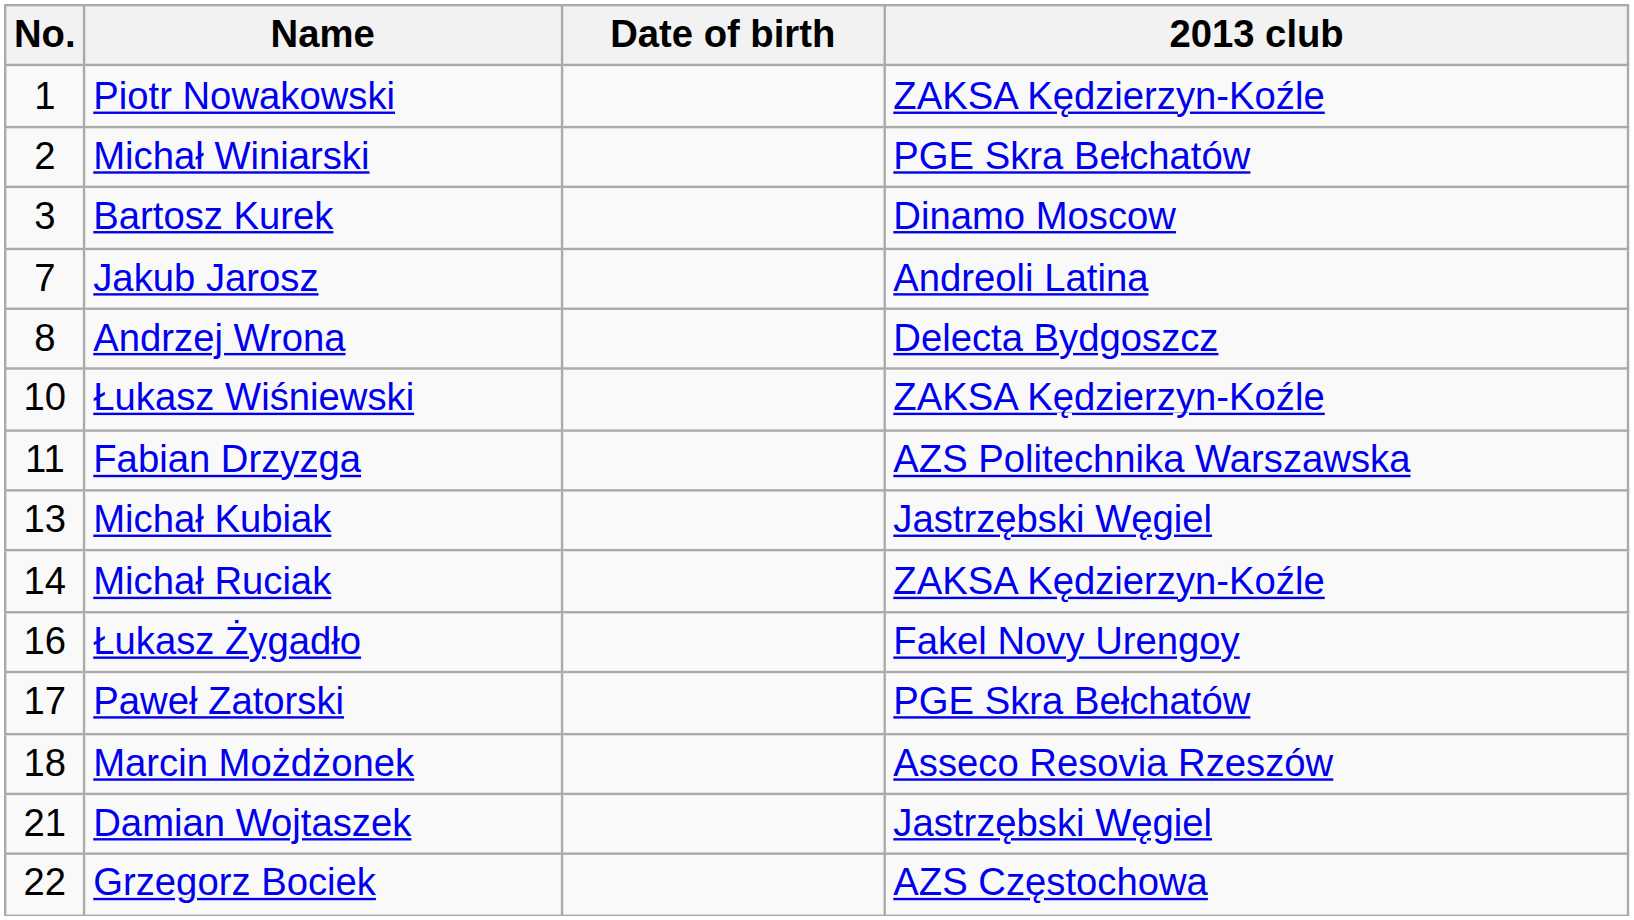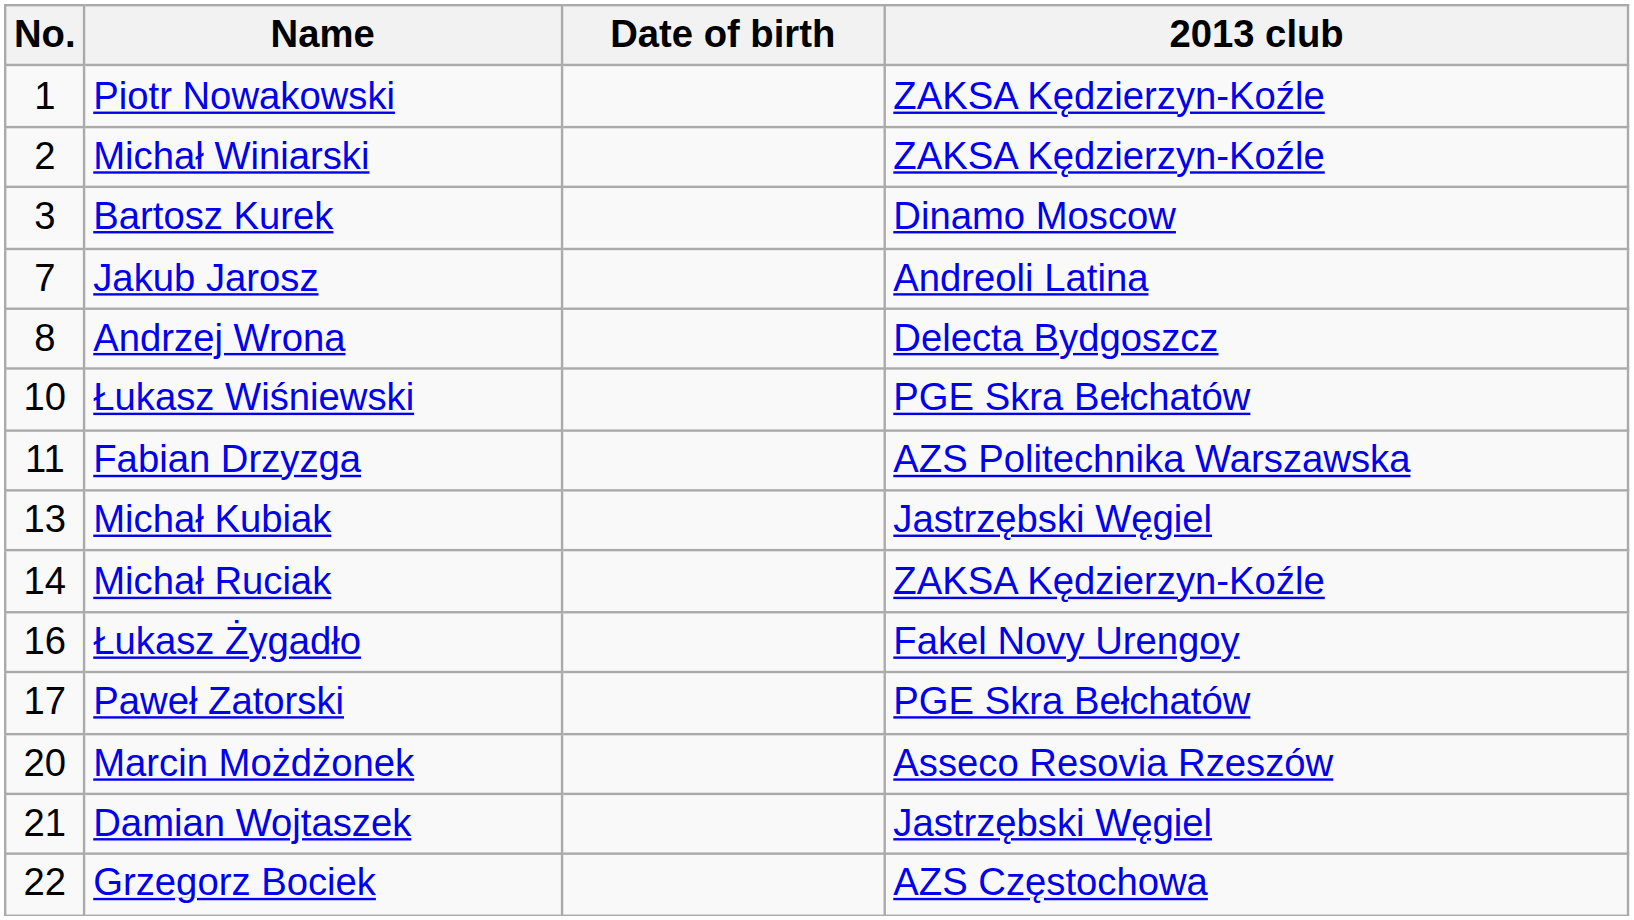(1072, 156) PGE Skra Bełchatów -> (1109, 156) ZAKSA Kędzierzyn-Koźle
(1109, 398) ZAKSA Kędzierzyn-Koźle -> (1072, 398) PGE Skra Bełchatów
(45, 762) 18 -> (45, 762) 20
